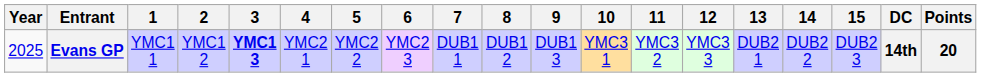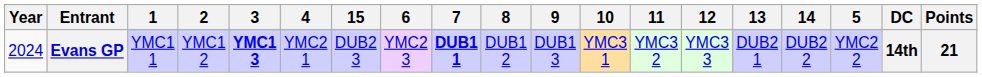columns swapped: (357, 17) <-> (856, 17)
(26, 51) 2025 -> (26, 51) 2024
(458, 51) normal -> (456, 51) bold
(948, 51) 20 -> (949, 51) 21
